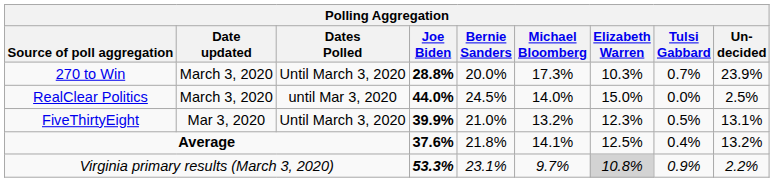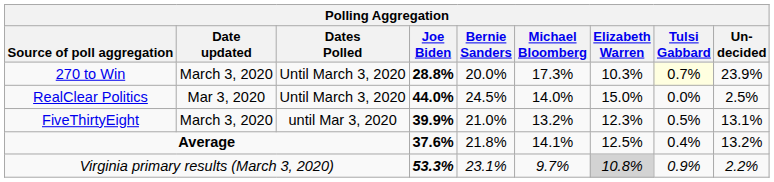(684, 74) no background -> (684, 74) lightyellow background
(226, 97) March 3, 2020 -> (226, 97) Mar 3, 2020
(343, 97) until Mar 3, 2020 -> (343, 97) Until March 3, 2020
(226, 120) Mar 3, 2020 -> (226, 120) March 3, 2020
(343, 120) Until March 3, 2020 -> (343, 120) until Mar 3, 2020
